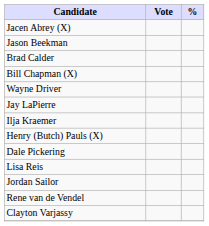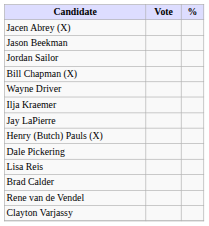rows swapped: (30, 58) <-> (32, 182)
rows swapped: (31, 120) <-> (31, 105)
